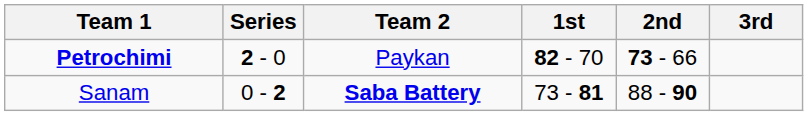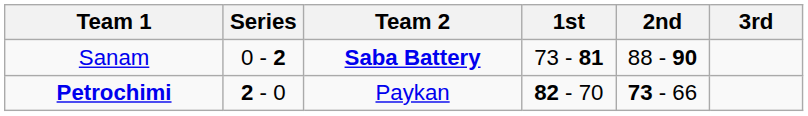rows swapped: (114, 57) <-> (114, 92)
